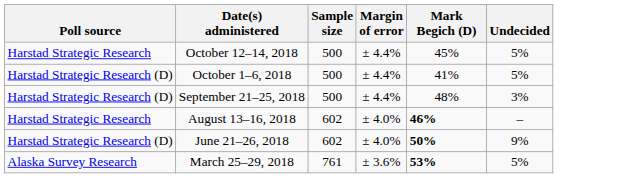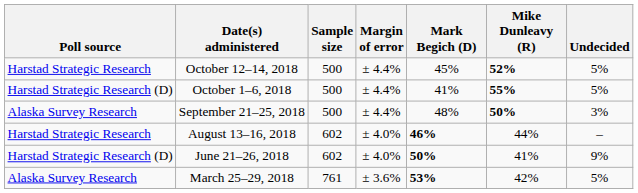+ column: (526, 31)
(90, 97) Harstad Strategic Research (D) -> (72, 112) Alaska Survey Research
